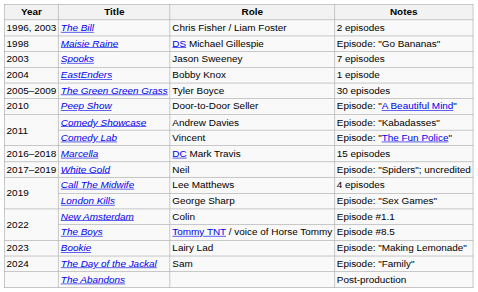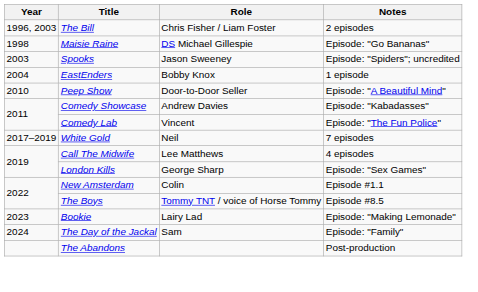(361, 59) 7 episodes -> (393, 59) Episode: "Spiders"; uncredited
- row: (114, 91)
- row: (80, 153)
(404, 169) Episode: "Spiders"; uncredited -> (350, 138) 7 episodes
